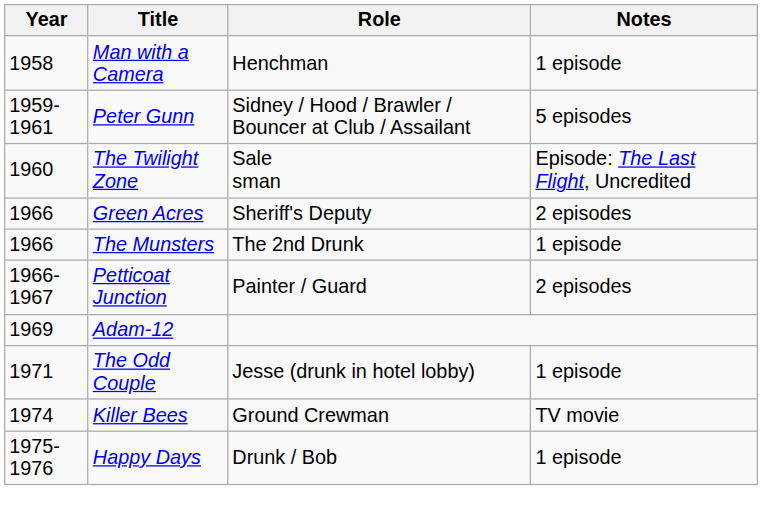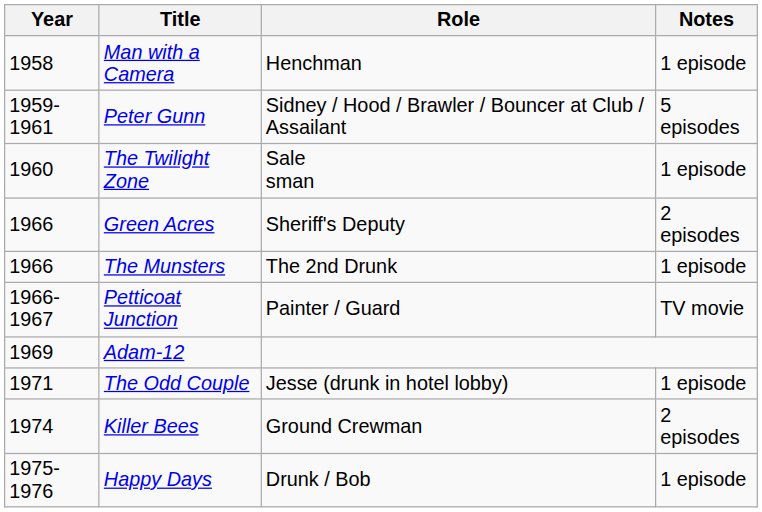(615, 170) Episode: The Last Flight, Uncredited -> (703, 170) 1 episode
(583, 287) 2 episodes -> (702, 309) TV movie
(577, 415) TV movie -> (700, 426) 2 episodes
